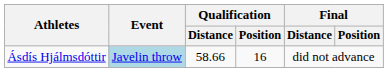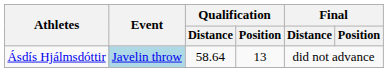(210, 57) 58.66 -> (210, 57) 58.64
(260, 57) 16 -> (260, 57) 13
